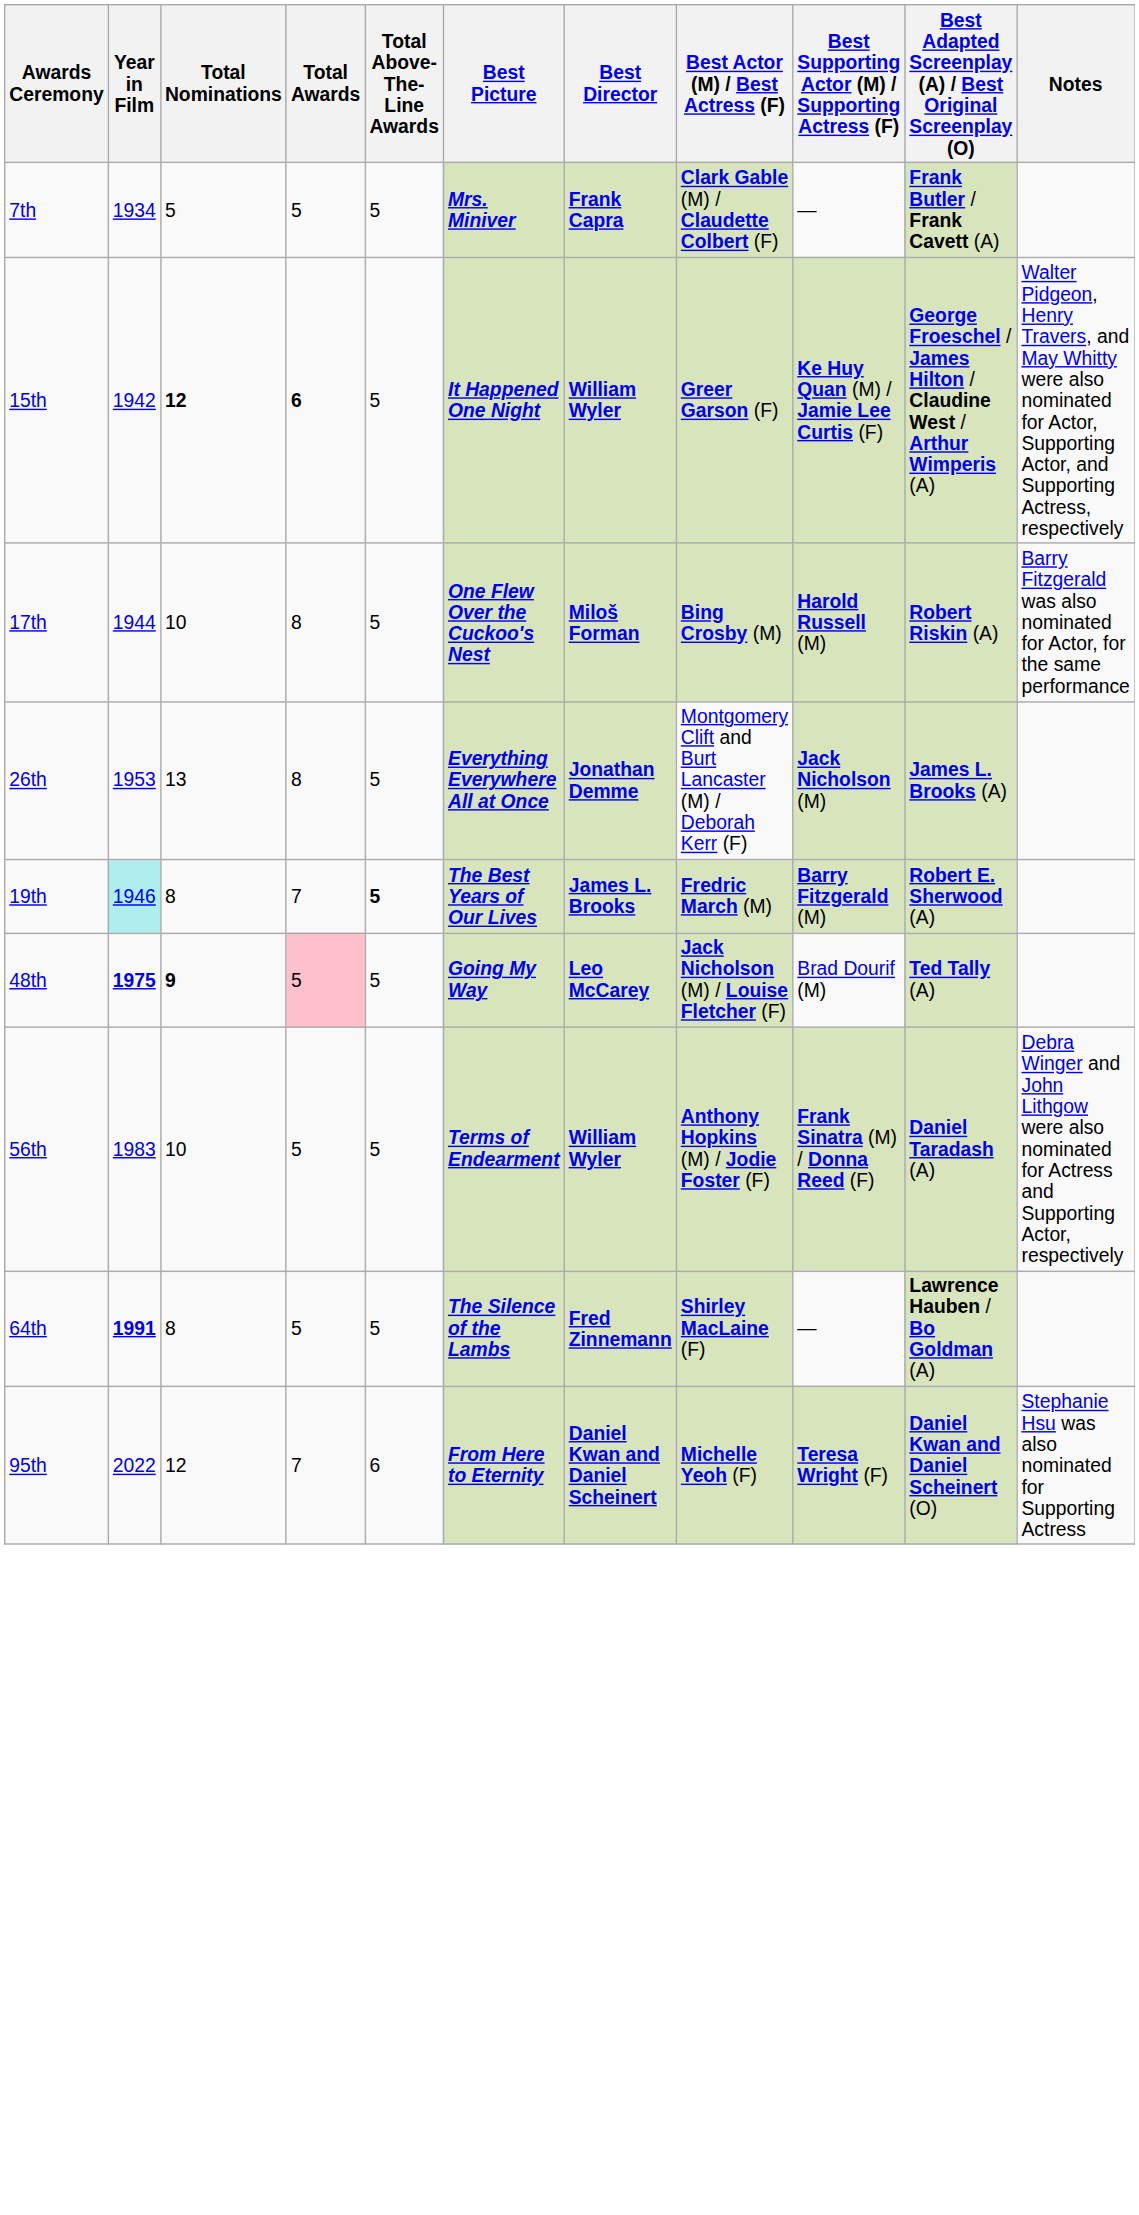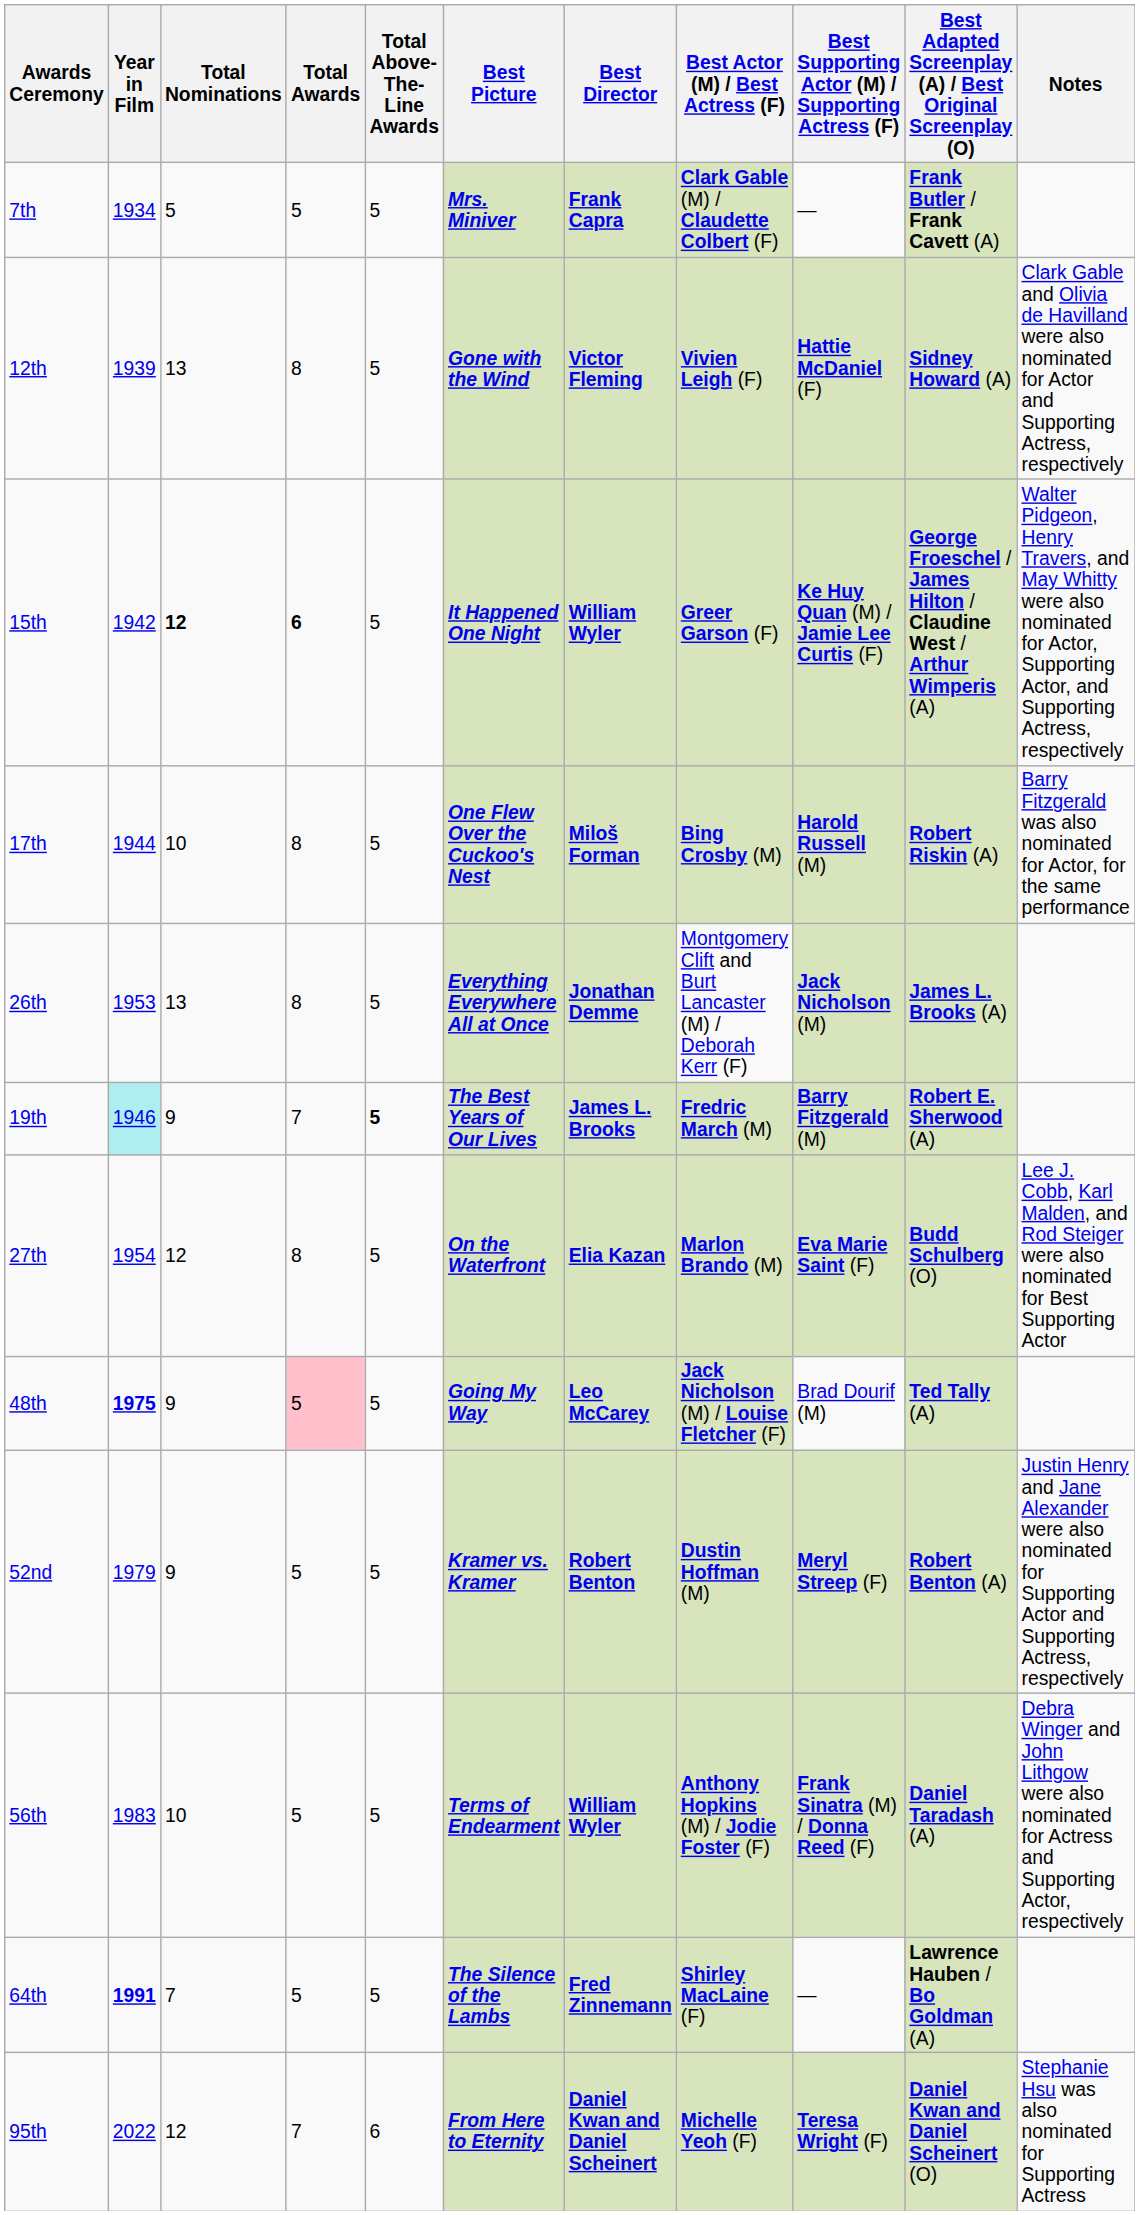+ row: (28, 368)
(170, 896) 8 -> (170, 1118) 9
+ row: (28, 1255)
(170, 980) bold -> (170, 1403) normal
+ row: (31, 1571)
(170, 1328) 8 -> (170, 1994) 7
